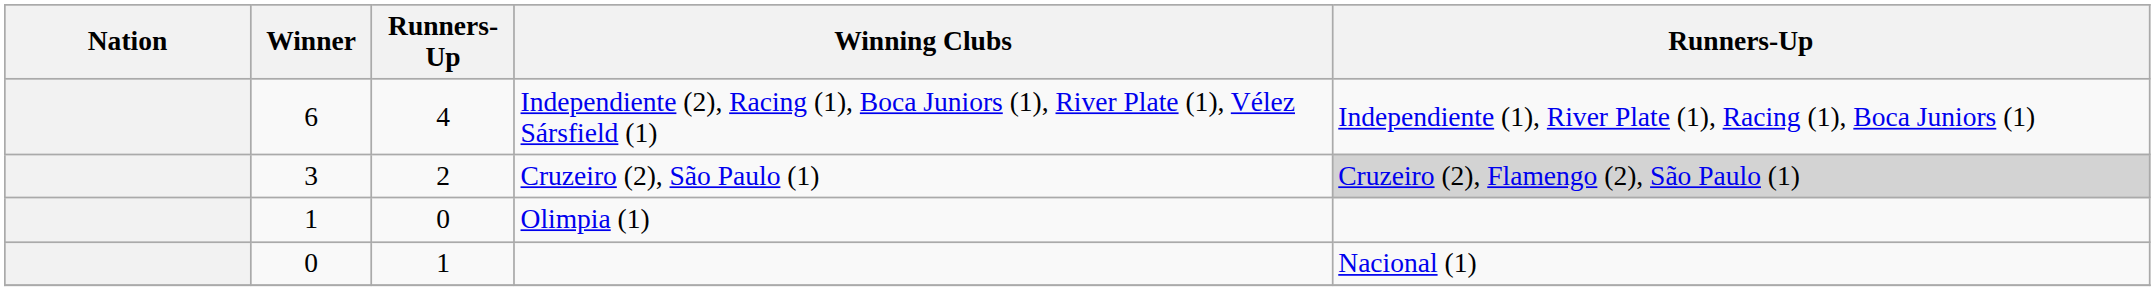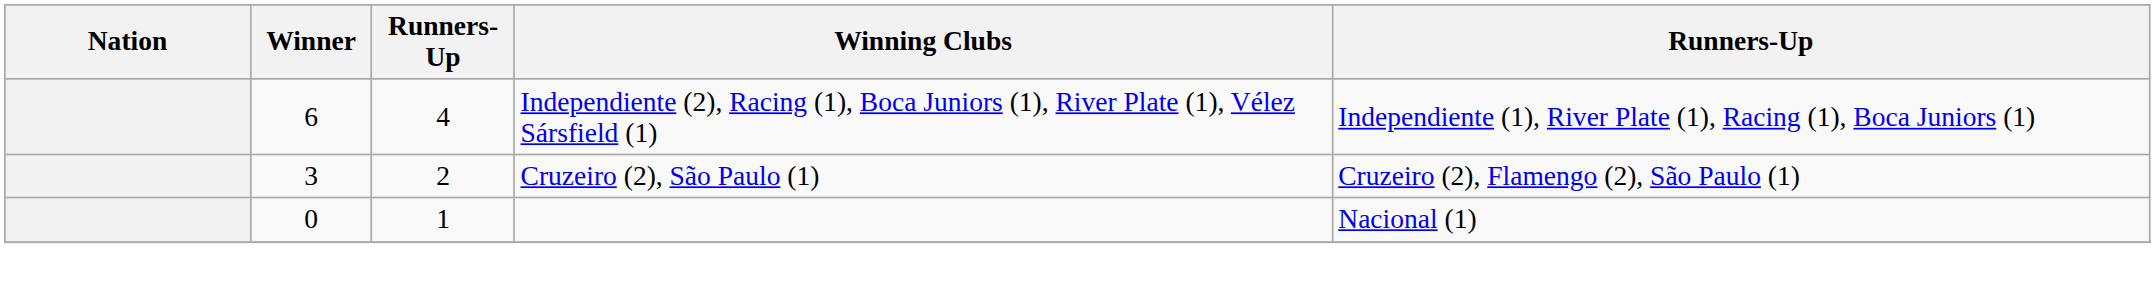(1569, 175) lightgrey background -> (1569, 175) no background
- row: (311, 219)
